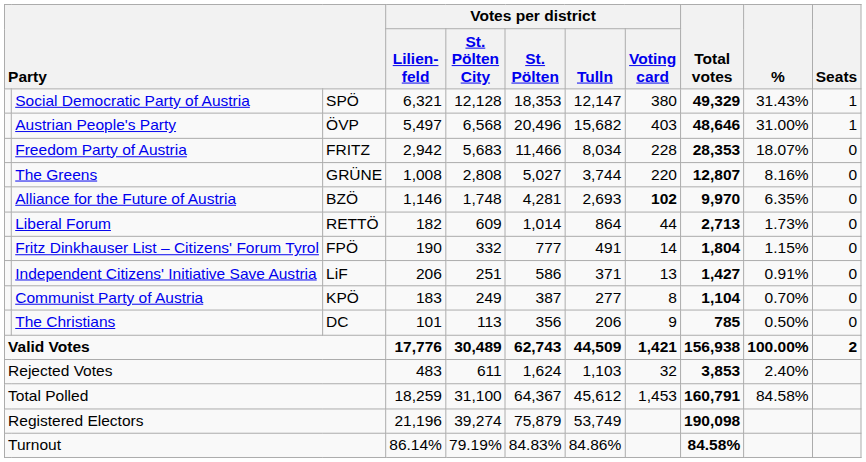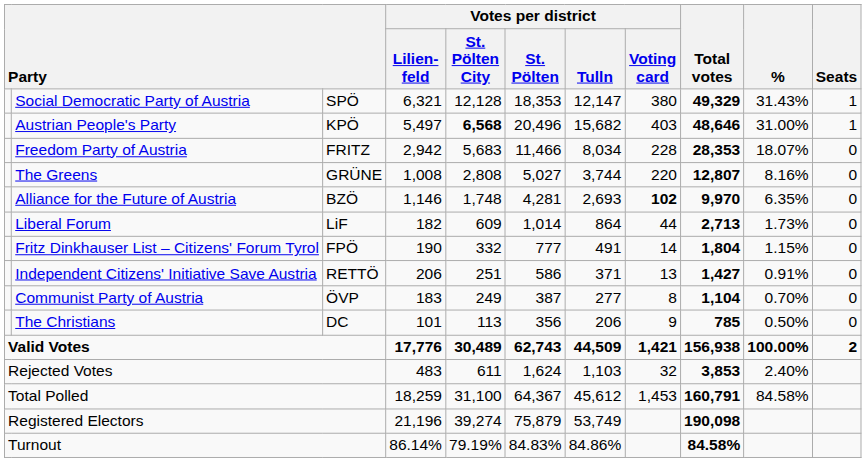(342, 125) ÖVP -> (342, 125) KPÖ
(482, 125) normal -> (482, 125) bold
(352, 224) RETTÖ -> (337, 224) LiF
(337, 273) LiF -> (352, 273) RETTÖ
(342, 297) KPÖ -> (342, 297) ÖVP
